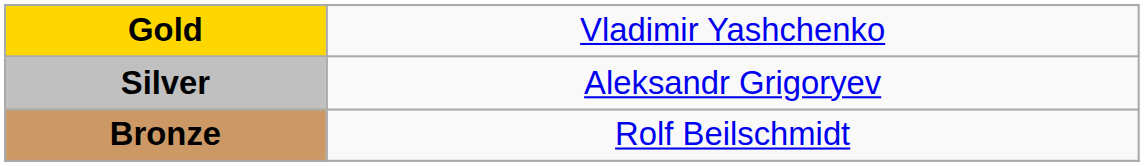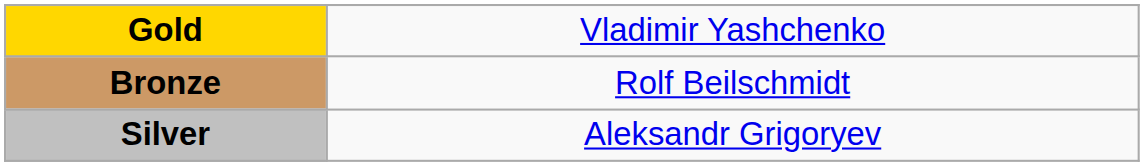rows swapped: (165, 82) <-> (165, 134)
